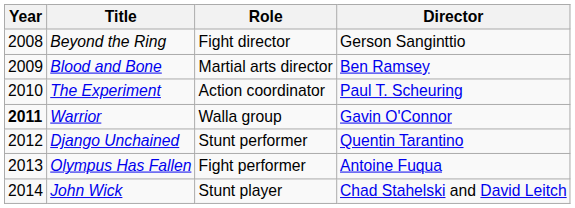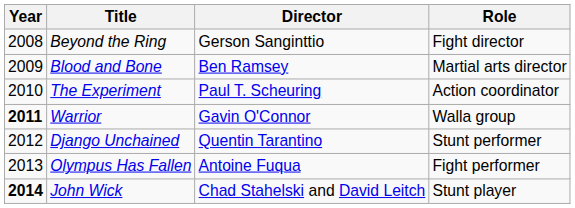columns swapped: (453, 16) <-> (266, 16)
(26, 191) normal -> (26, 191) bold
